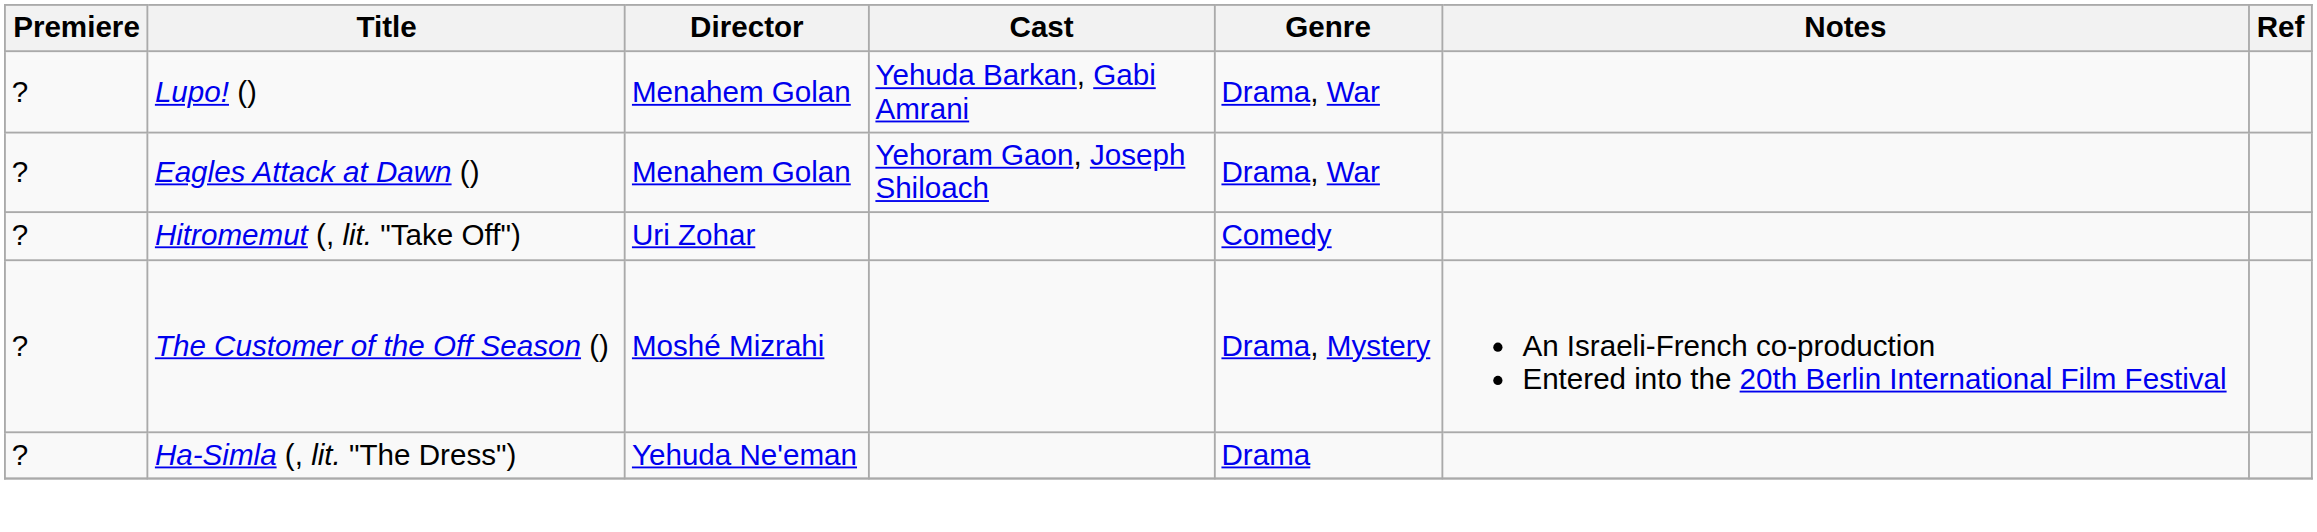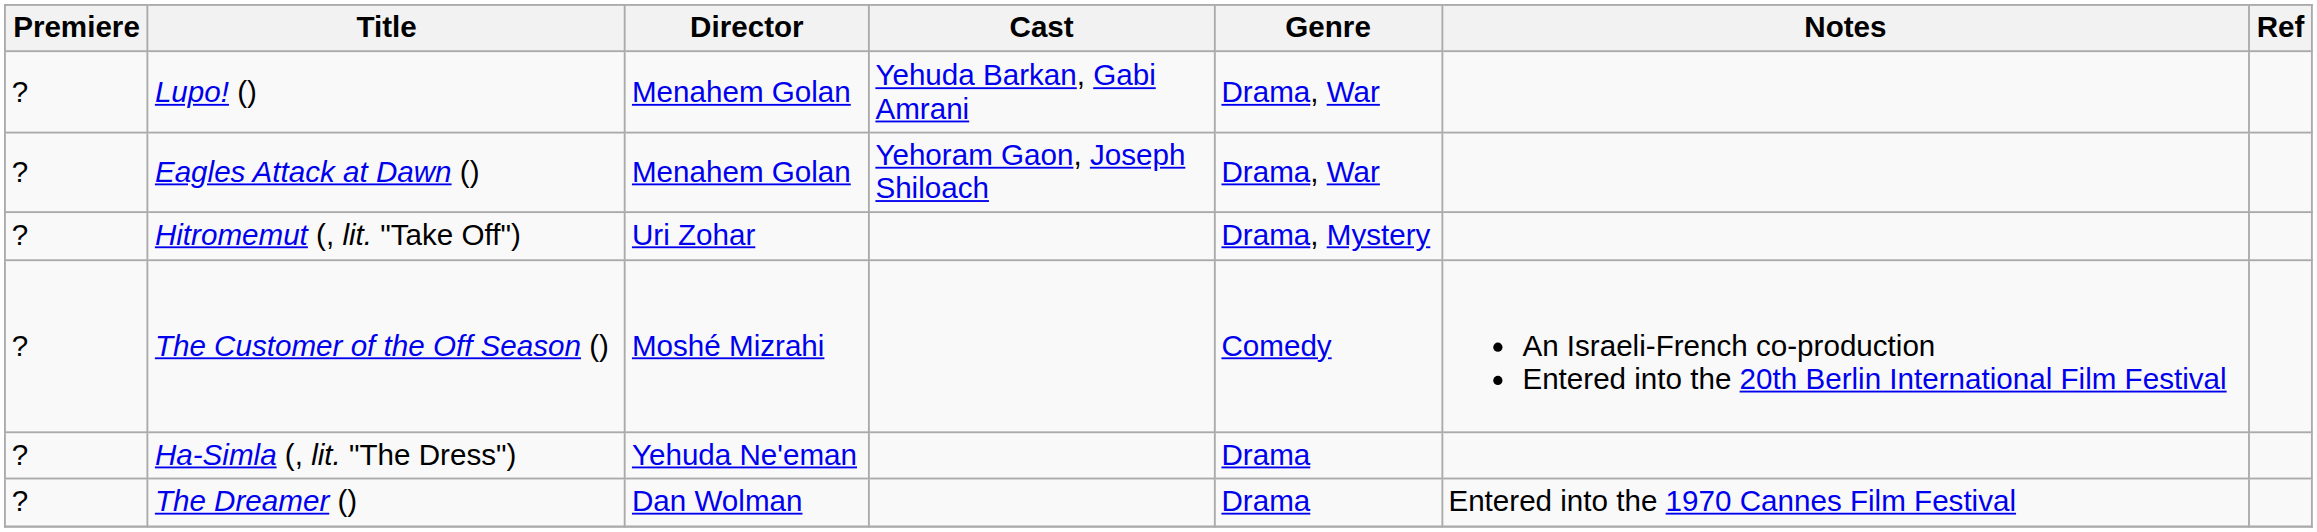(1277, 235) Comedy -> (1326, 235) Drama, Mystery
(1326, 345) Drama, Mystery -> (1277, 345) Comedy
+ row: (256, 502)
